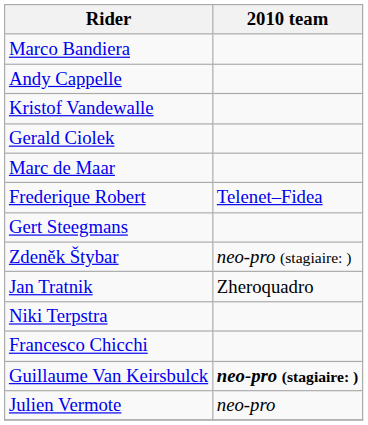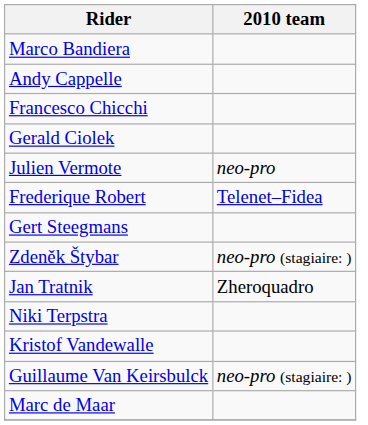rows swapped: (78, 345) <-> (81, 108)
rows swapped: (62, 167) <-> (65, 405)
(288, 375) bold -> (284, 375) normal
